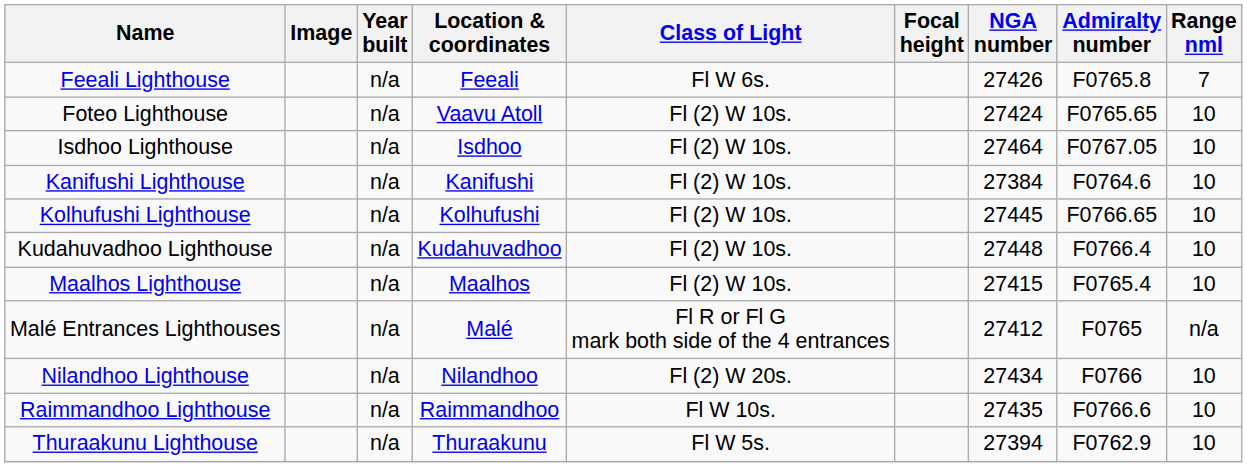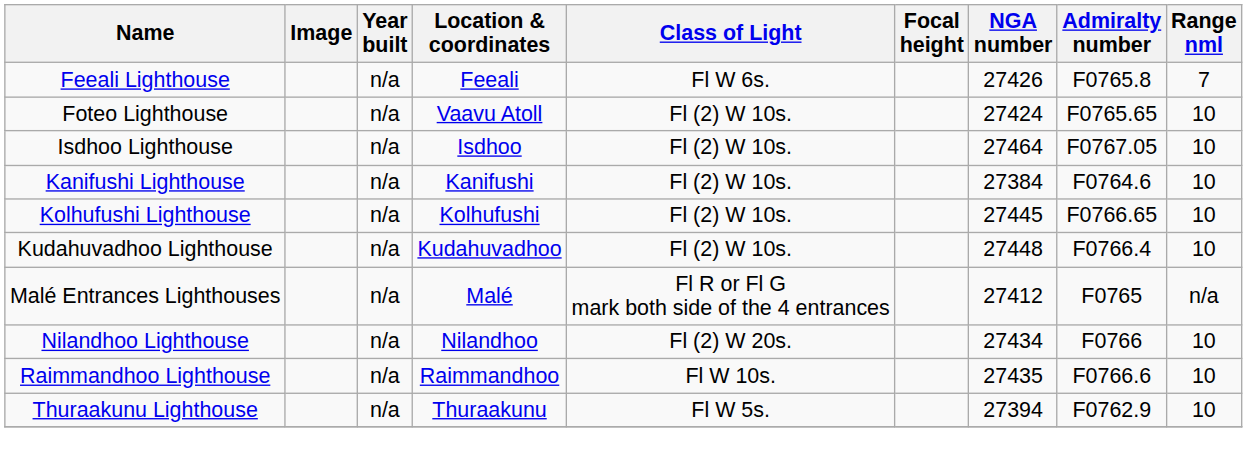- row: (145, 283)
